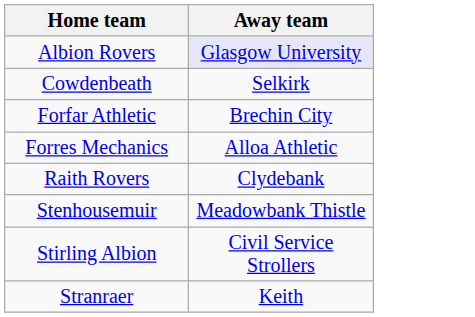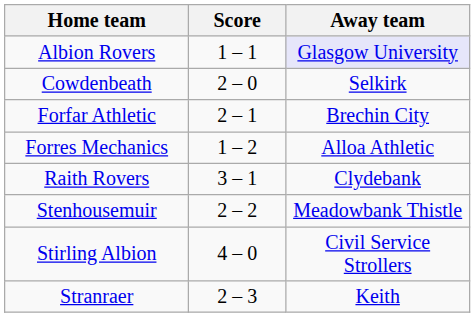+ column: (237, 20)
